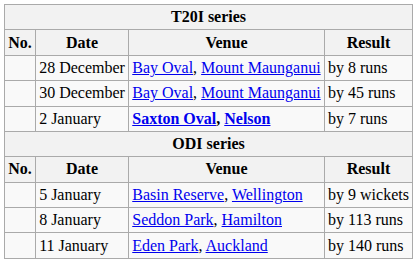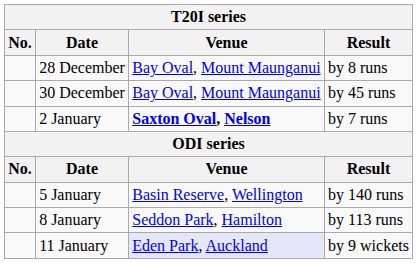(368, 194) by 9 wickets -> (366, 194) by 140 runs
(200, 245) no background -> (200, 245) lavender background
(366, 245) by 140 runs -> (368, 245) by 9 wickets
